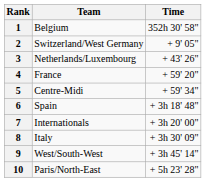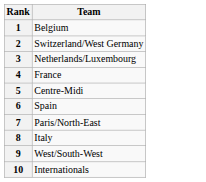- column: (173, 12)
(62, 122) Internationals -> (67, 122) Paris/North-East
(67, 169) Paris/North-East -> (62, 169) Internationals
